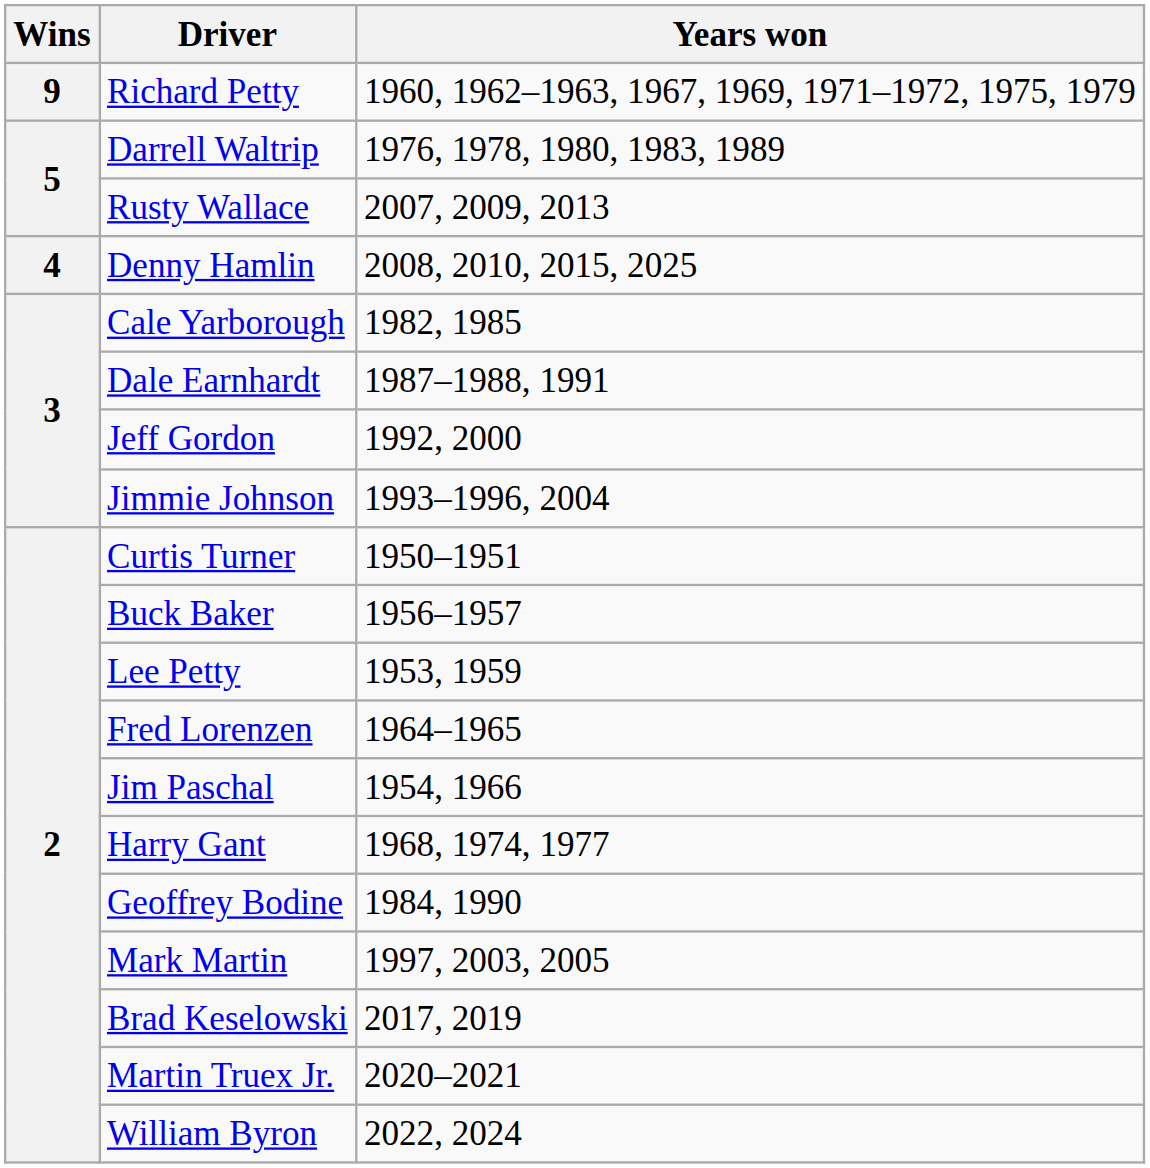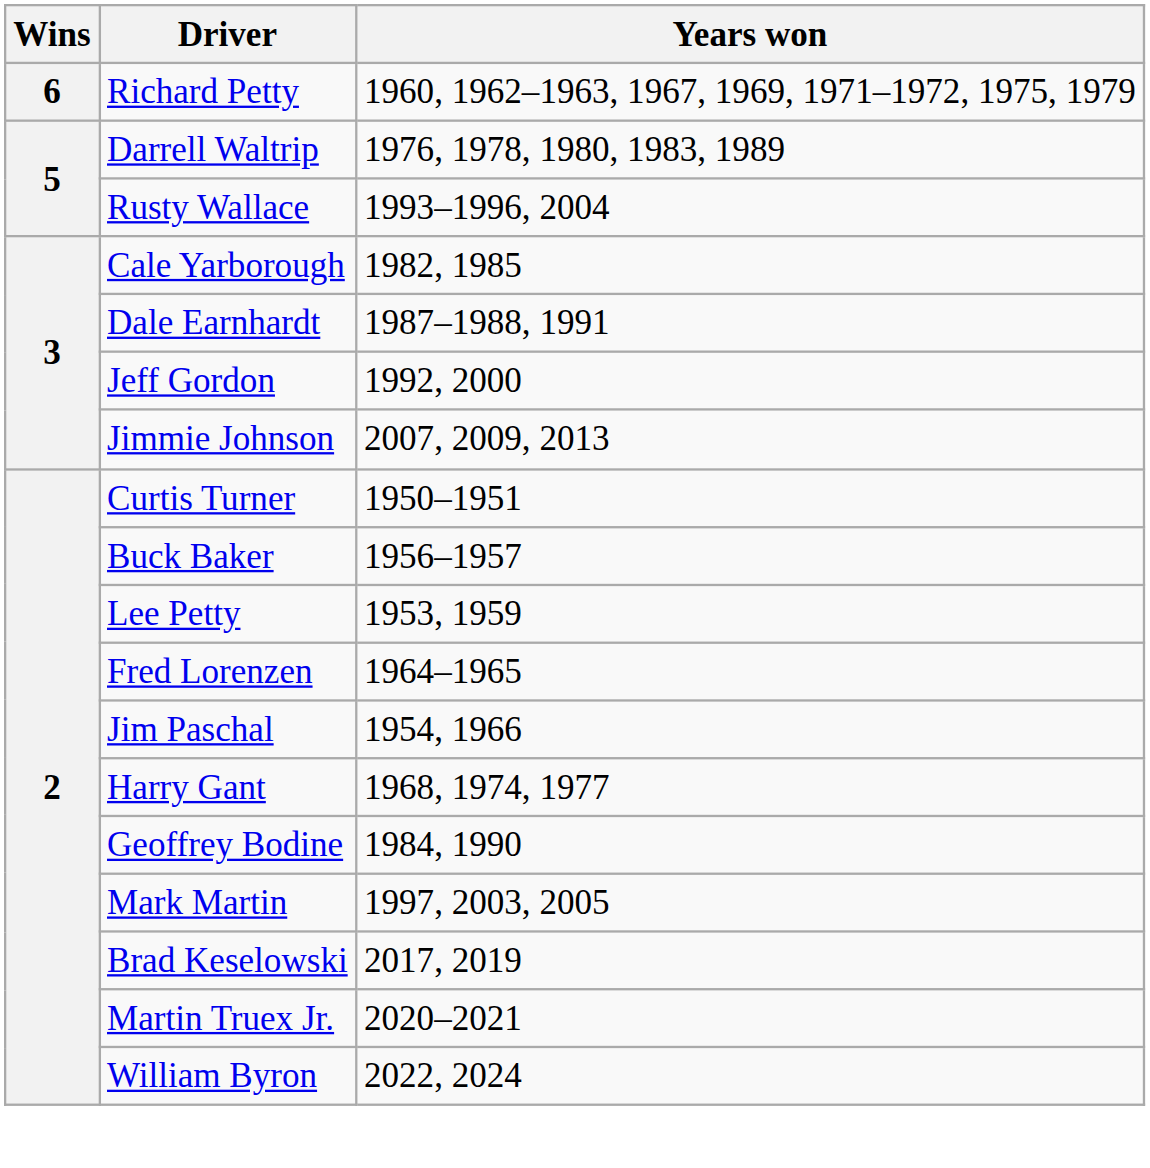(52, 91) 9 -> (52, 91) 6
(487, 207) 2007, 2009, 2013 -> (487, 207) 1993–1996, 2004
- row: (211, 265)
(487, 496) 1993–1996, 2004 -> (487, 438) 2007, 2009, 2013
